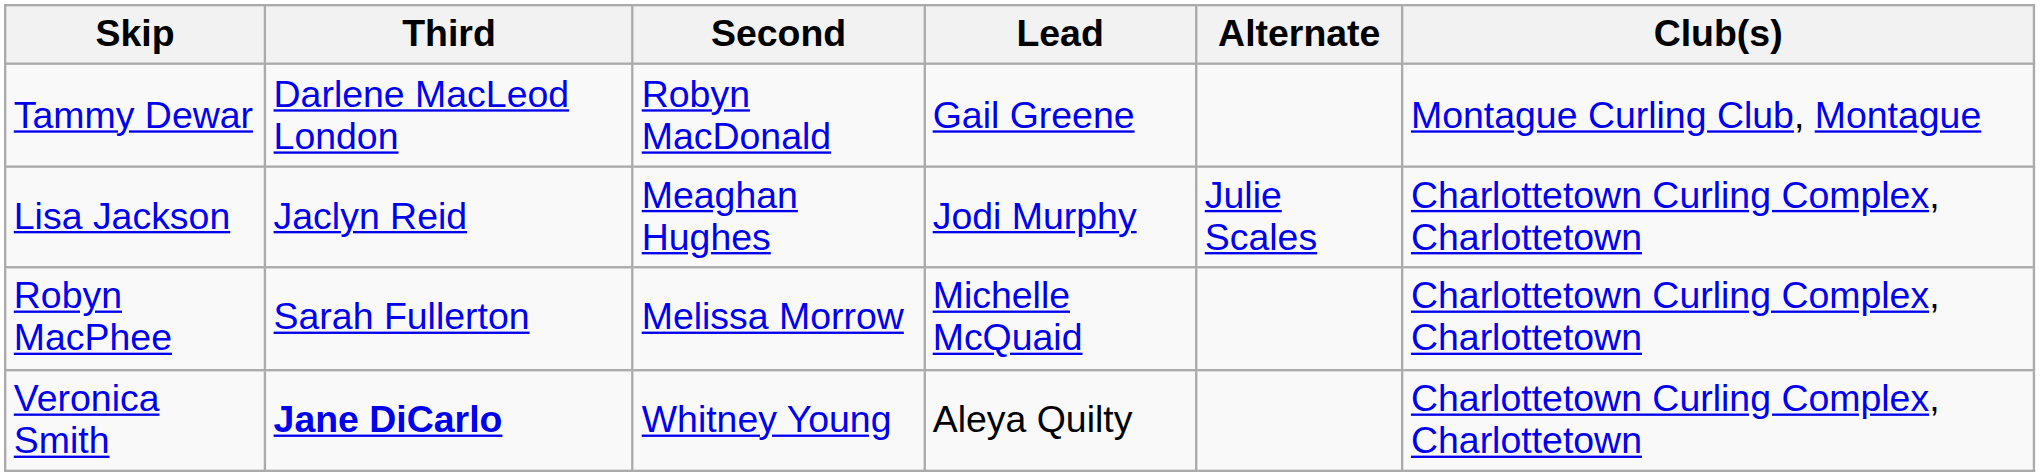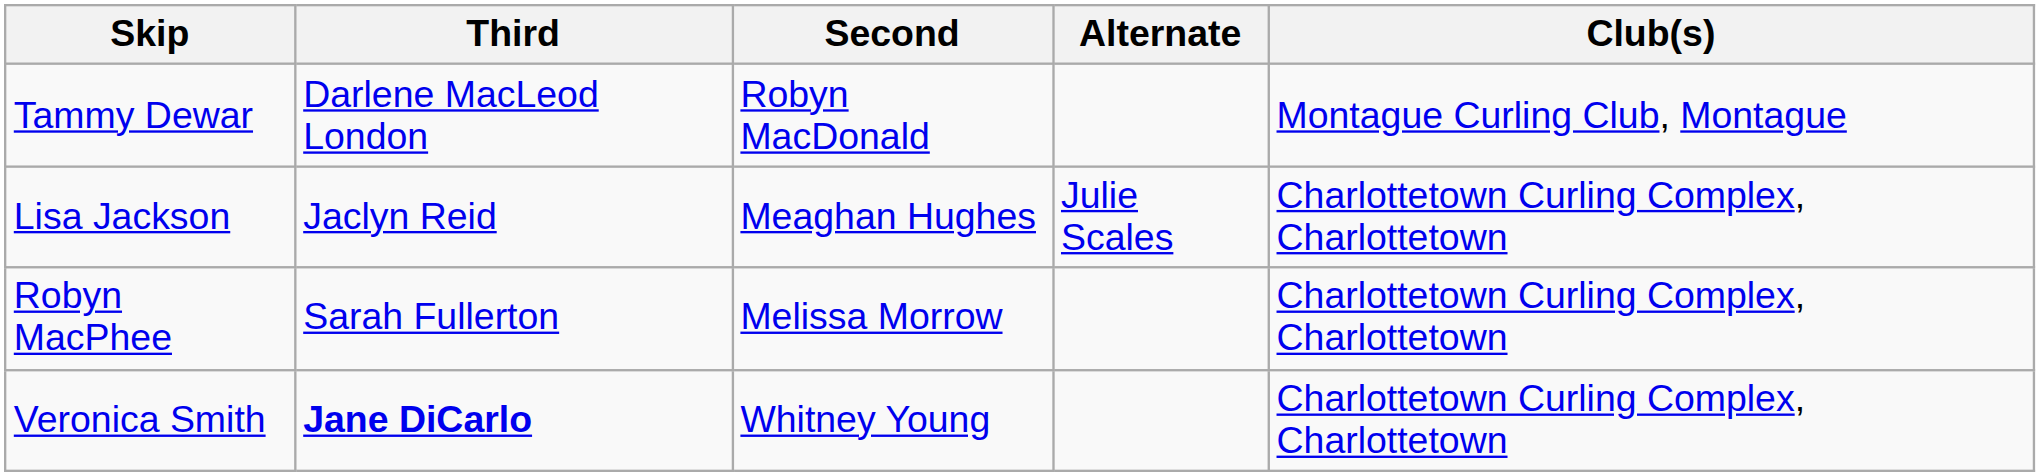- column: (1060, 34)
